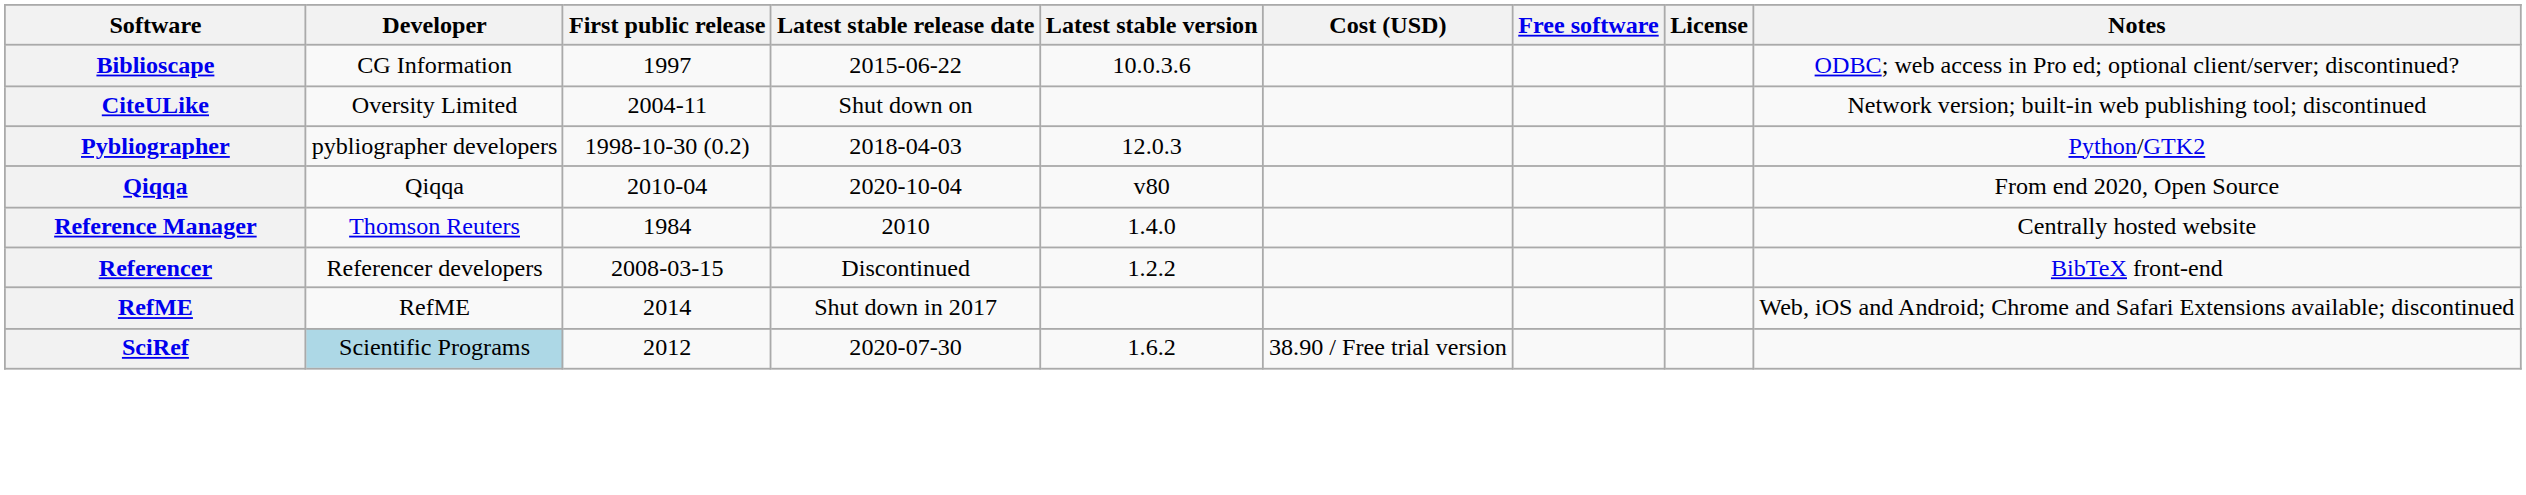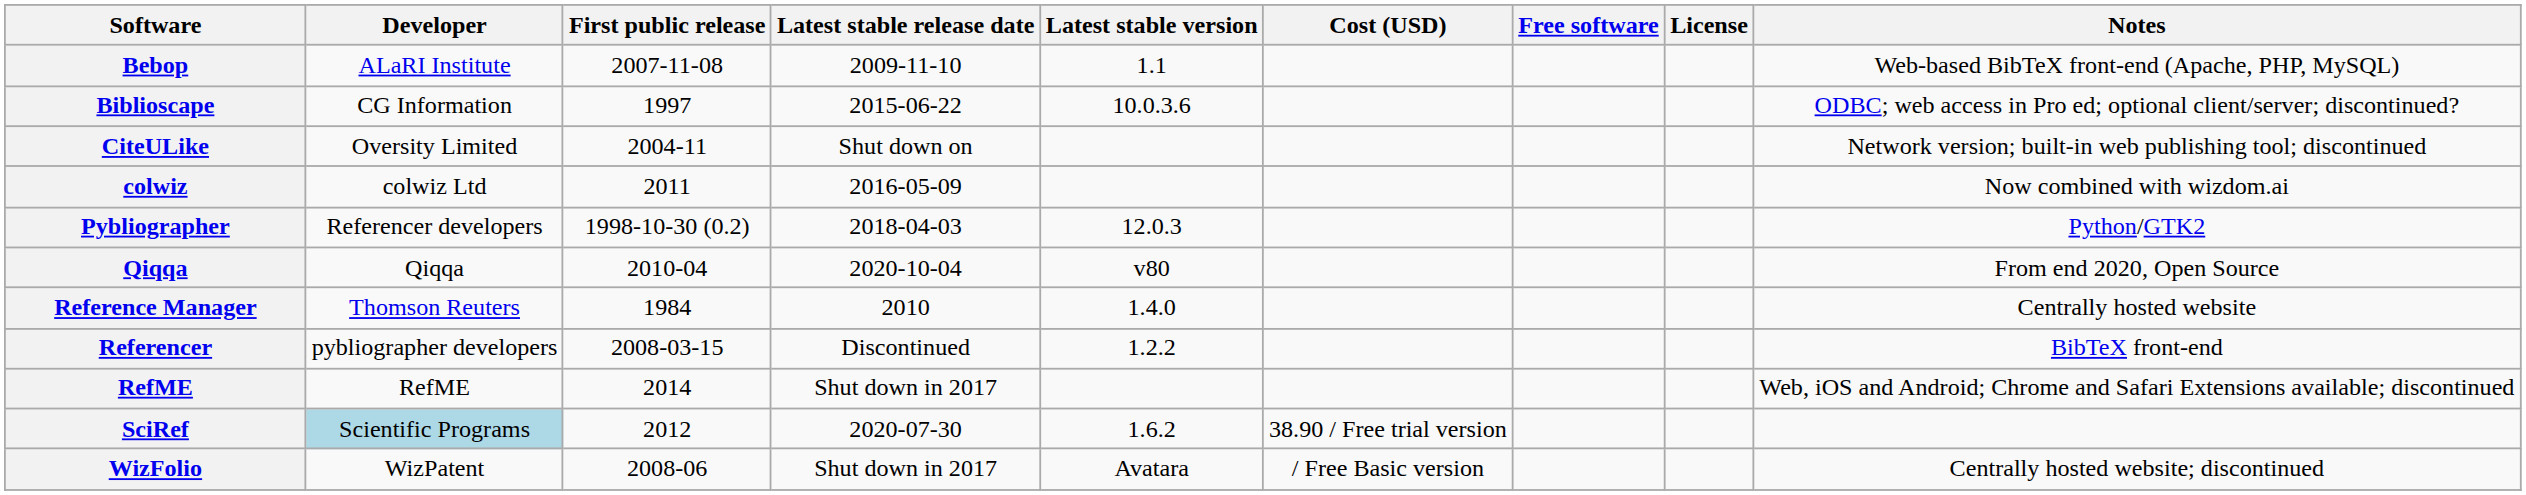+ row: (155, 65)
+ row: (155, 186)
(435, 146) pybliographer developers -> (435, 226) Referencer developers
(435, 267) Referencer developers -> (435, 348) pybliographer developers
+ row: (155, 469)
